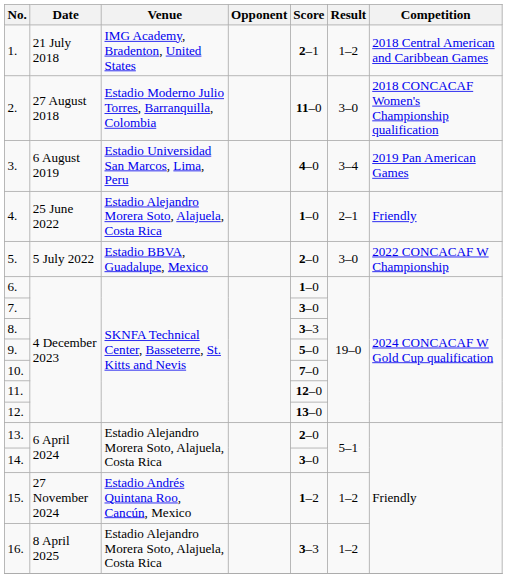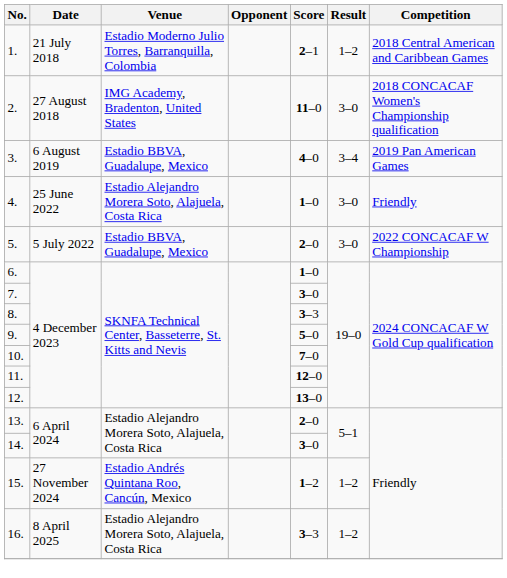(153, 50) IMG Academy, Bradenton, United States -> (164, 50) Estadio Moderno Julio Torres, Barranquilla, Colombia
(164, 108) Estadio Moderno Julio Torres, Barranquilla, Colombia -> (153, 108) IMG Academy, Bradenton, United States
(158, 165) Estadio Universidad San Marcos, Lima, Peru -> (156, 158) Estadio BBVA, Guadalupe, Mexico
(348, 216) 2–1 -> (348, 201) 3–0
